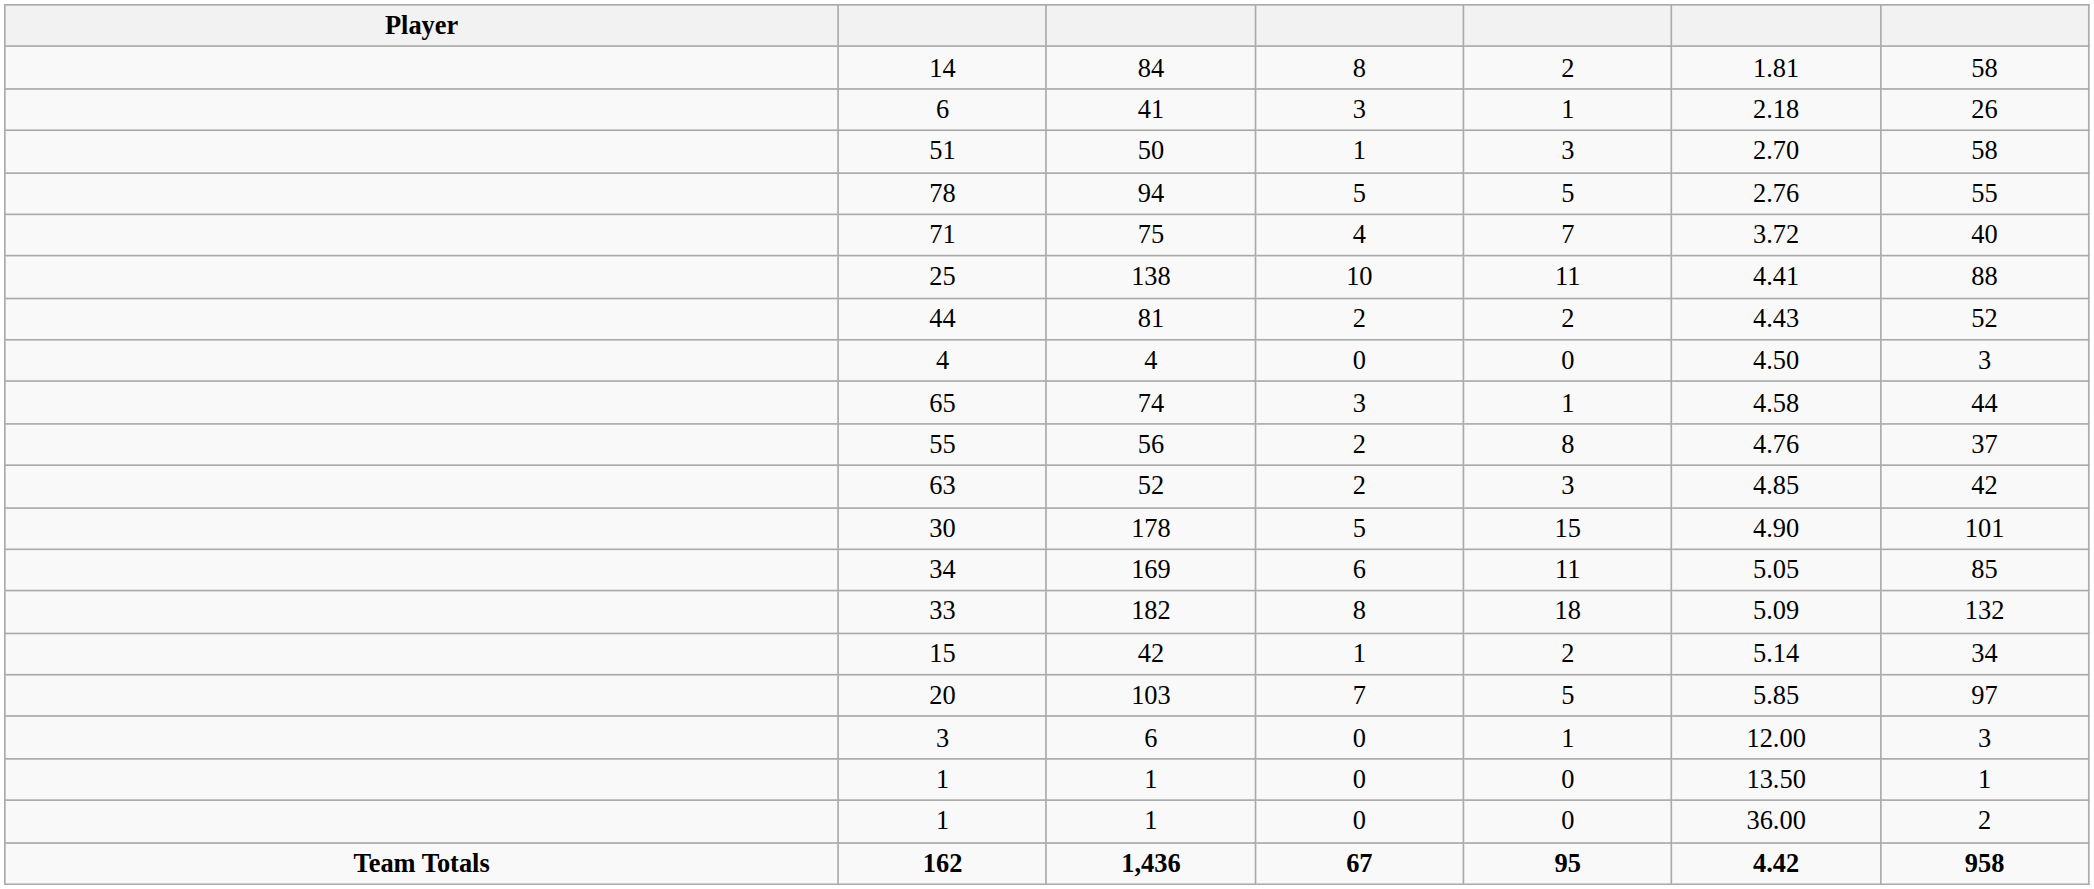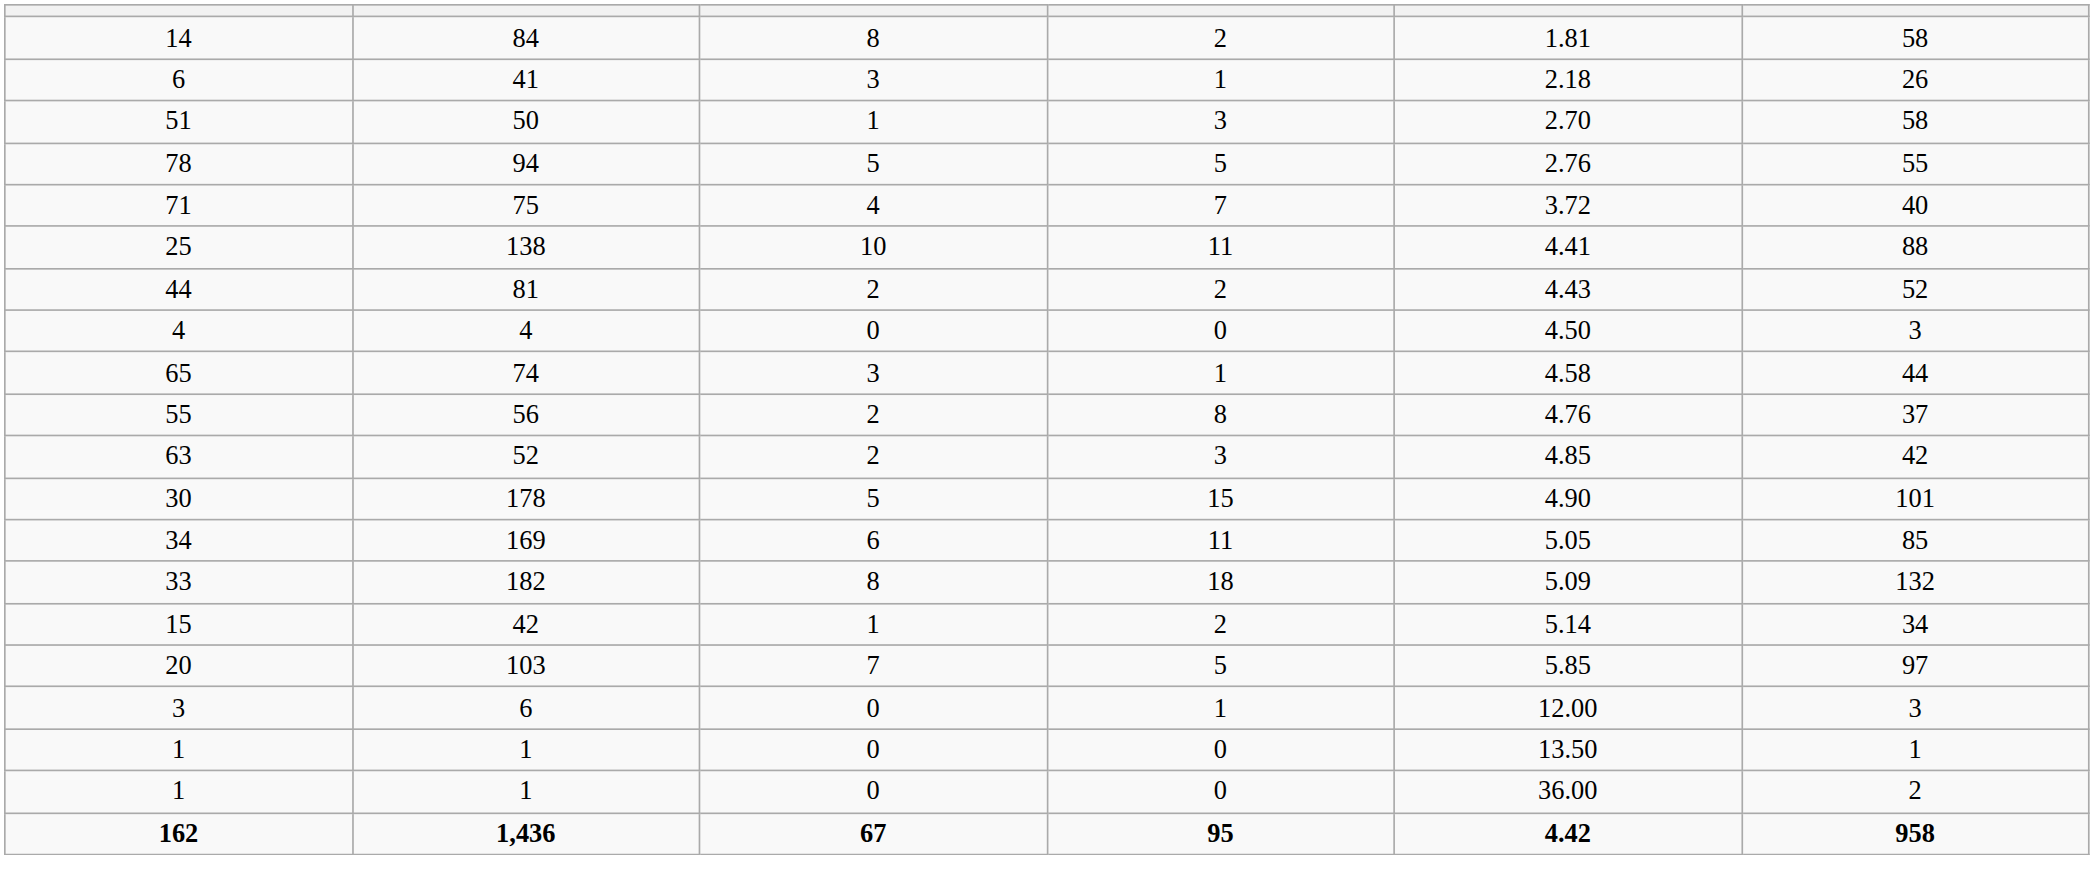- column: (422, 25)
